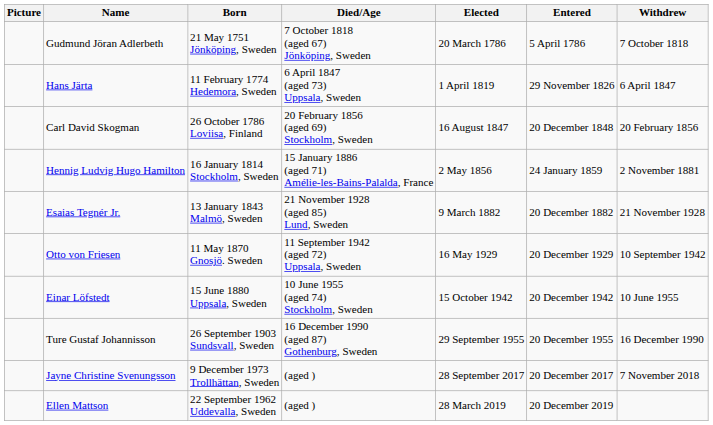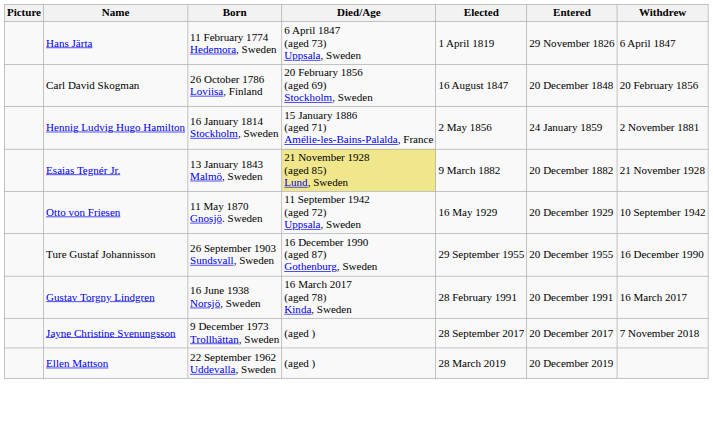- row: (105, 43)
(327, 212) no background -> (327, 170) khaki background
- row: (78, 297)
+ row: (100, 297)
